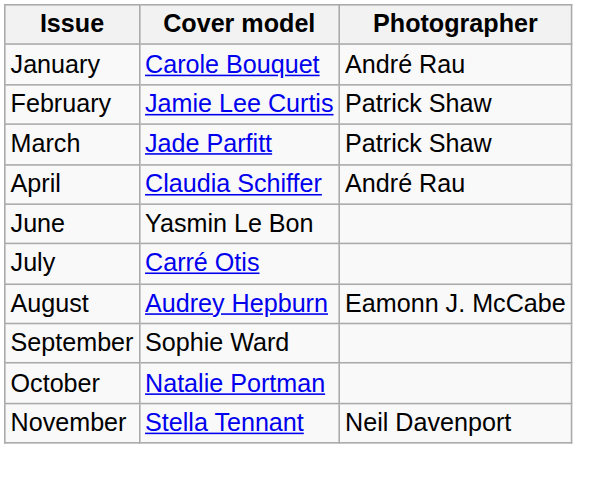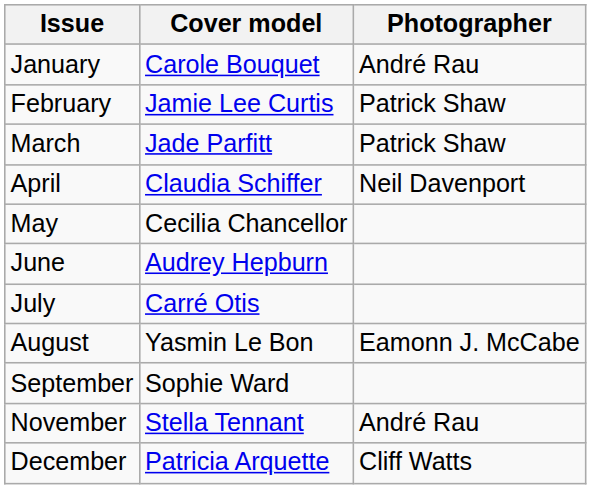(405, 183) André Rau -> (442, 183) Neil Davenport
+ row: (34, 223)
(229, 223) Yasmin Le Bon -> (236, 263) Audrey Hepburn
(236, 303) Audrey Hepburn -> (229, 343) Yasmin Le Bon
- row: (55, 382)
(428, 422) Neil Davenport -> (419, 422) André Rau
+ row: (69, 462)
